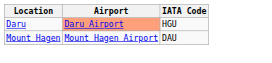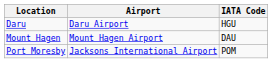(94, 24) lightsalmon background -> (99, 24) no background
+ row: (36, 51)
